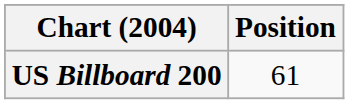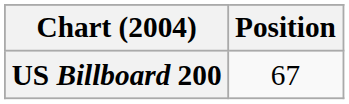(285, 74) 61 -> (285, 74) 67
